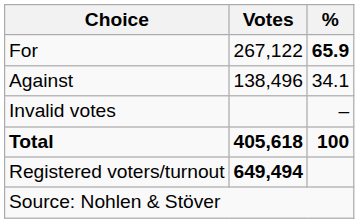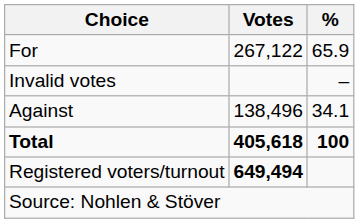(330, 50) bold -> (330, 50) normal
rows swapped: (41, 80) <-> (62, 111)
